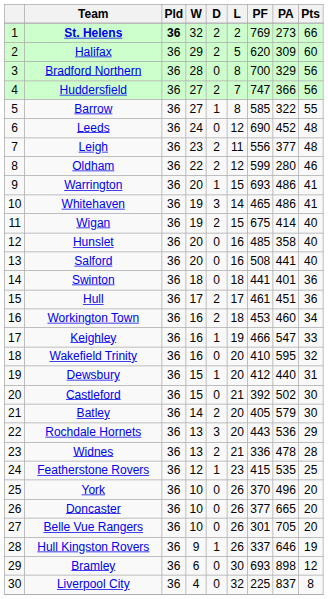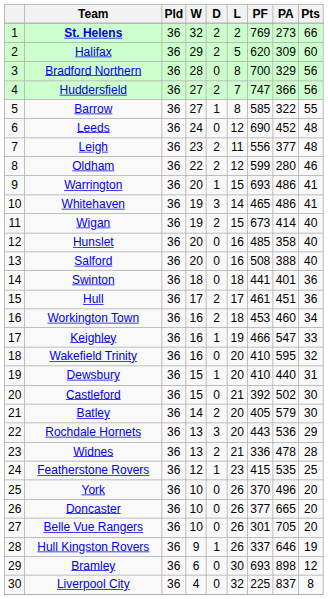(174, 33) bold -> (174, 33) normal
(260, 223) 675 -> (260, 223) 673
(286, 261) 441 -> (286, 261) 388
(260, 375) 412 -> (260, 375) 410
